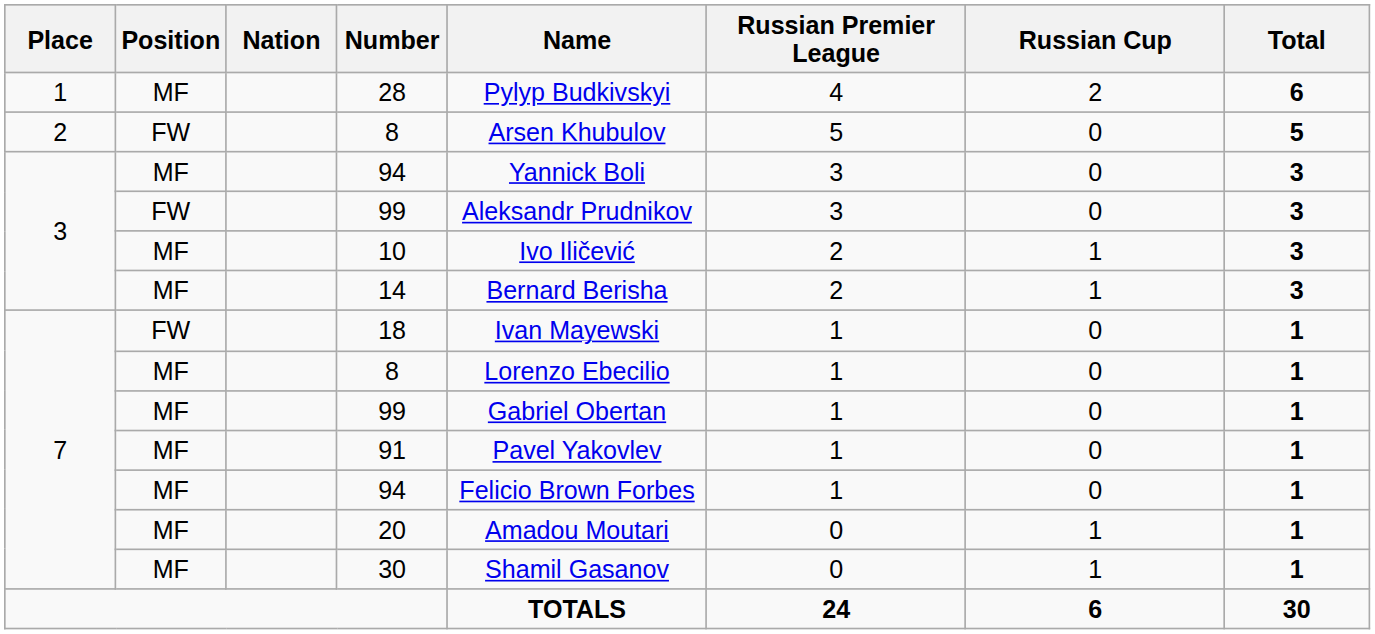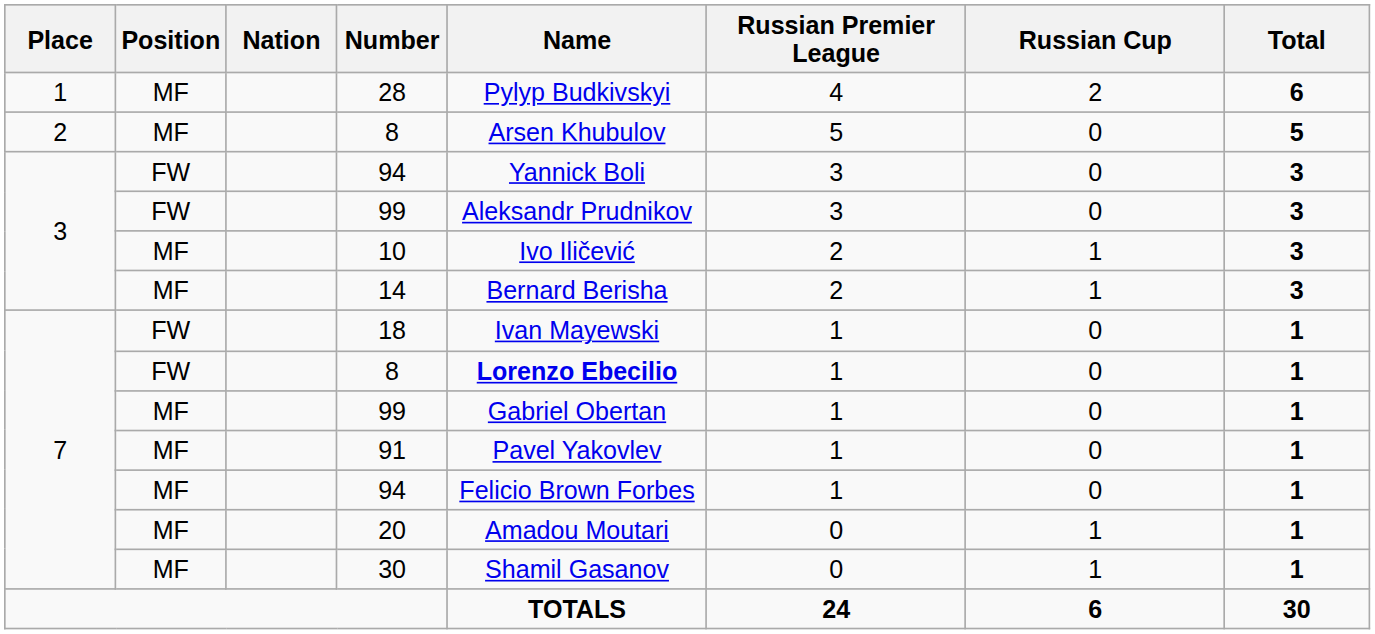(171, 132) FW -> (171, 132) MF
(171, 172) MF -> (171, 172) FW
(171, 371) MF -> (171, 371) FW
(577, 371) normal -> (577, 371) bold
